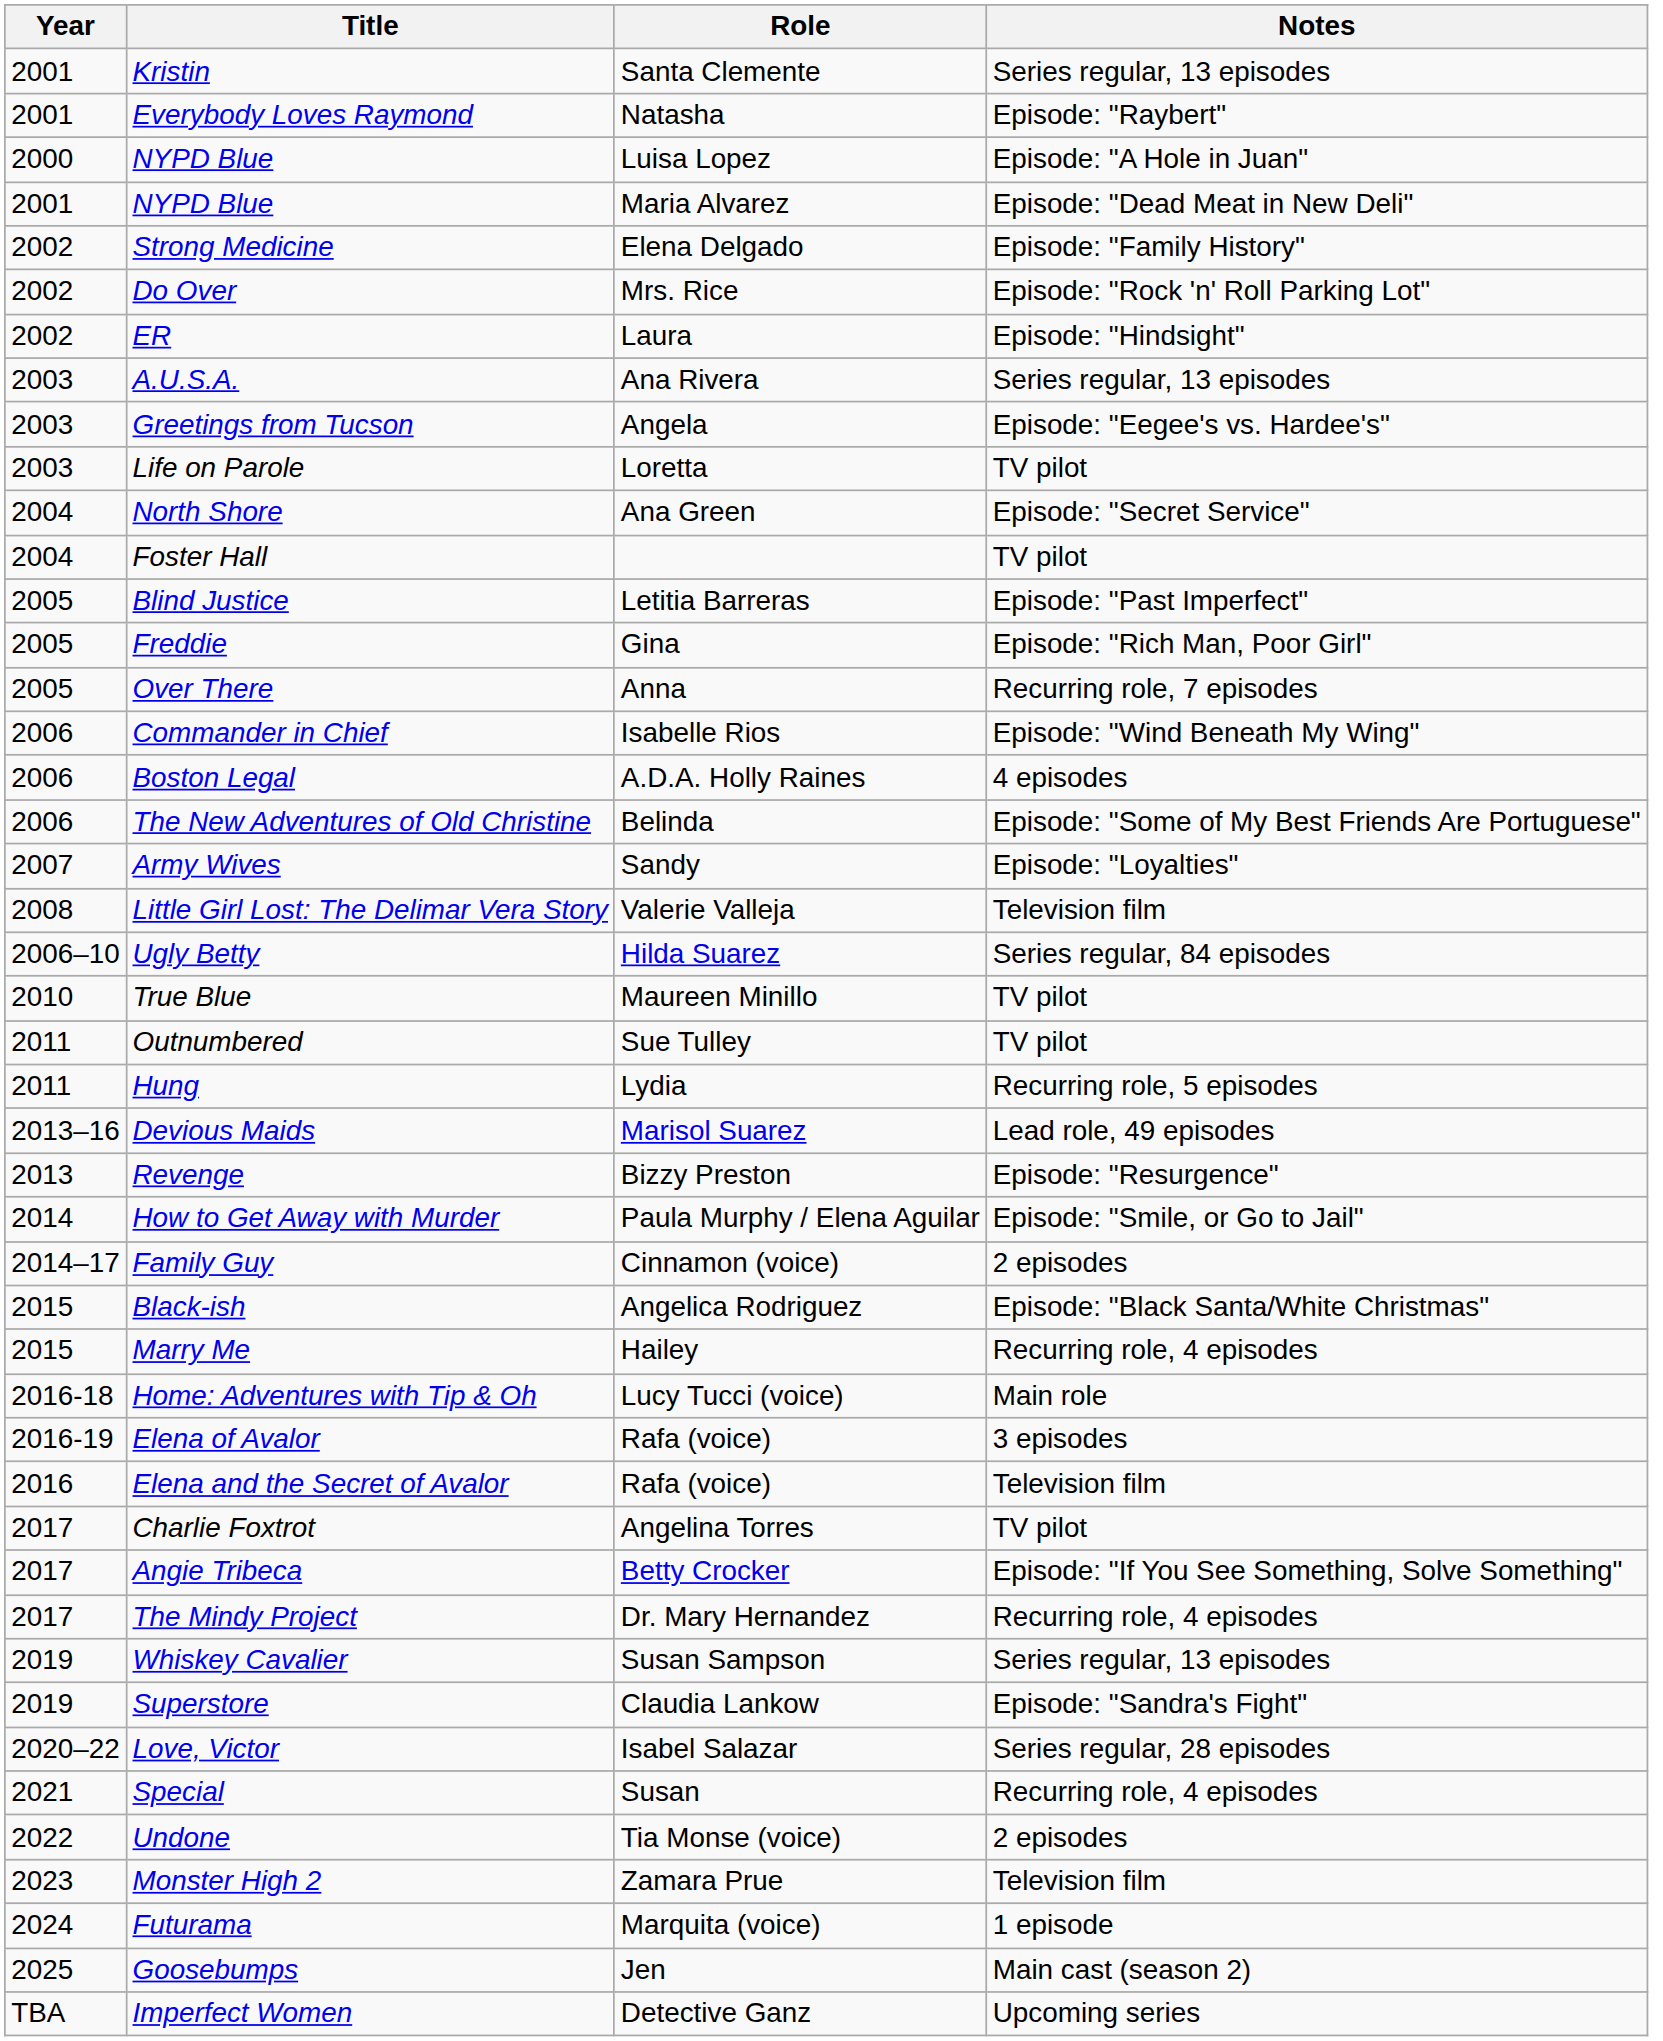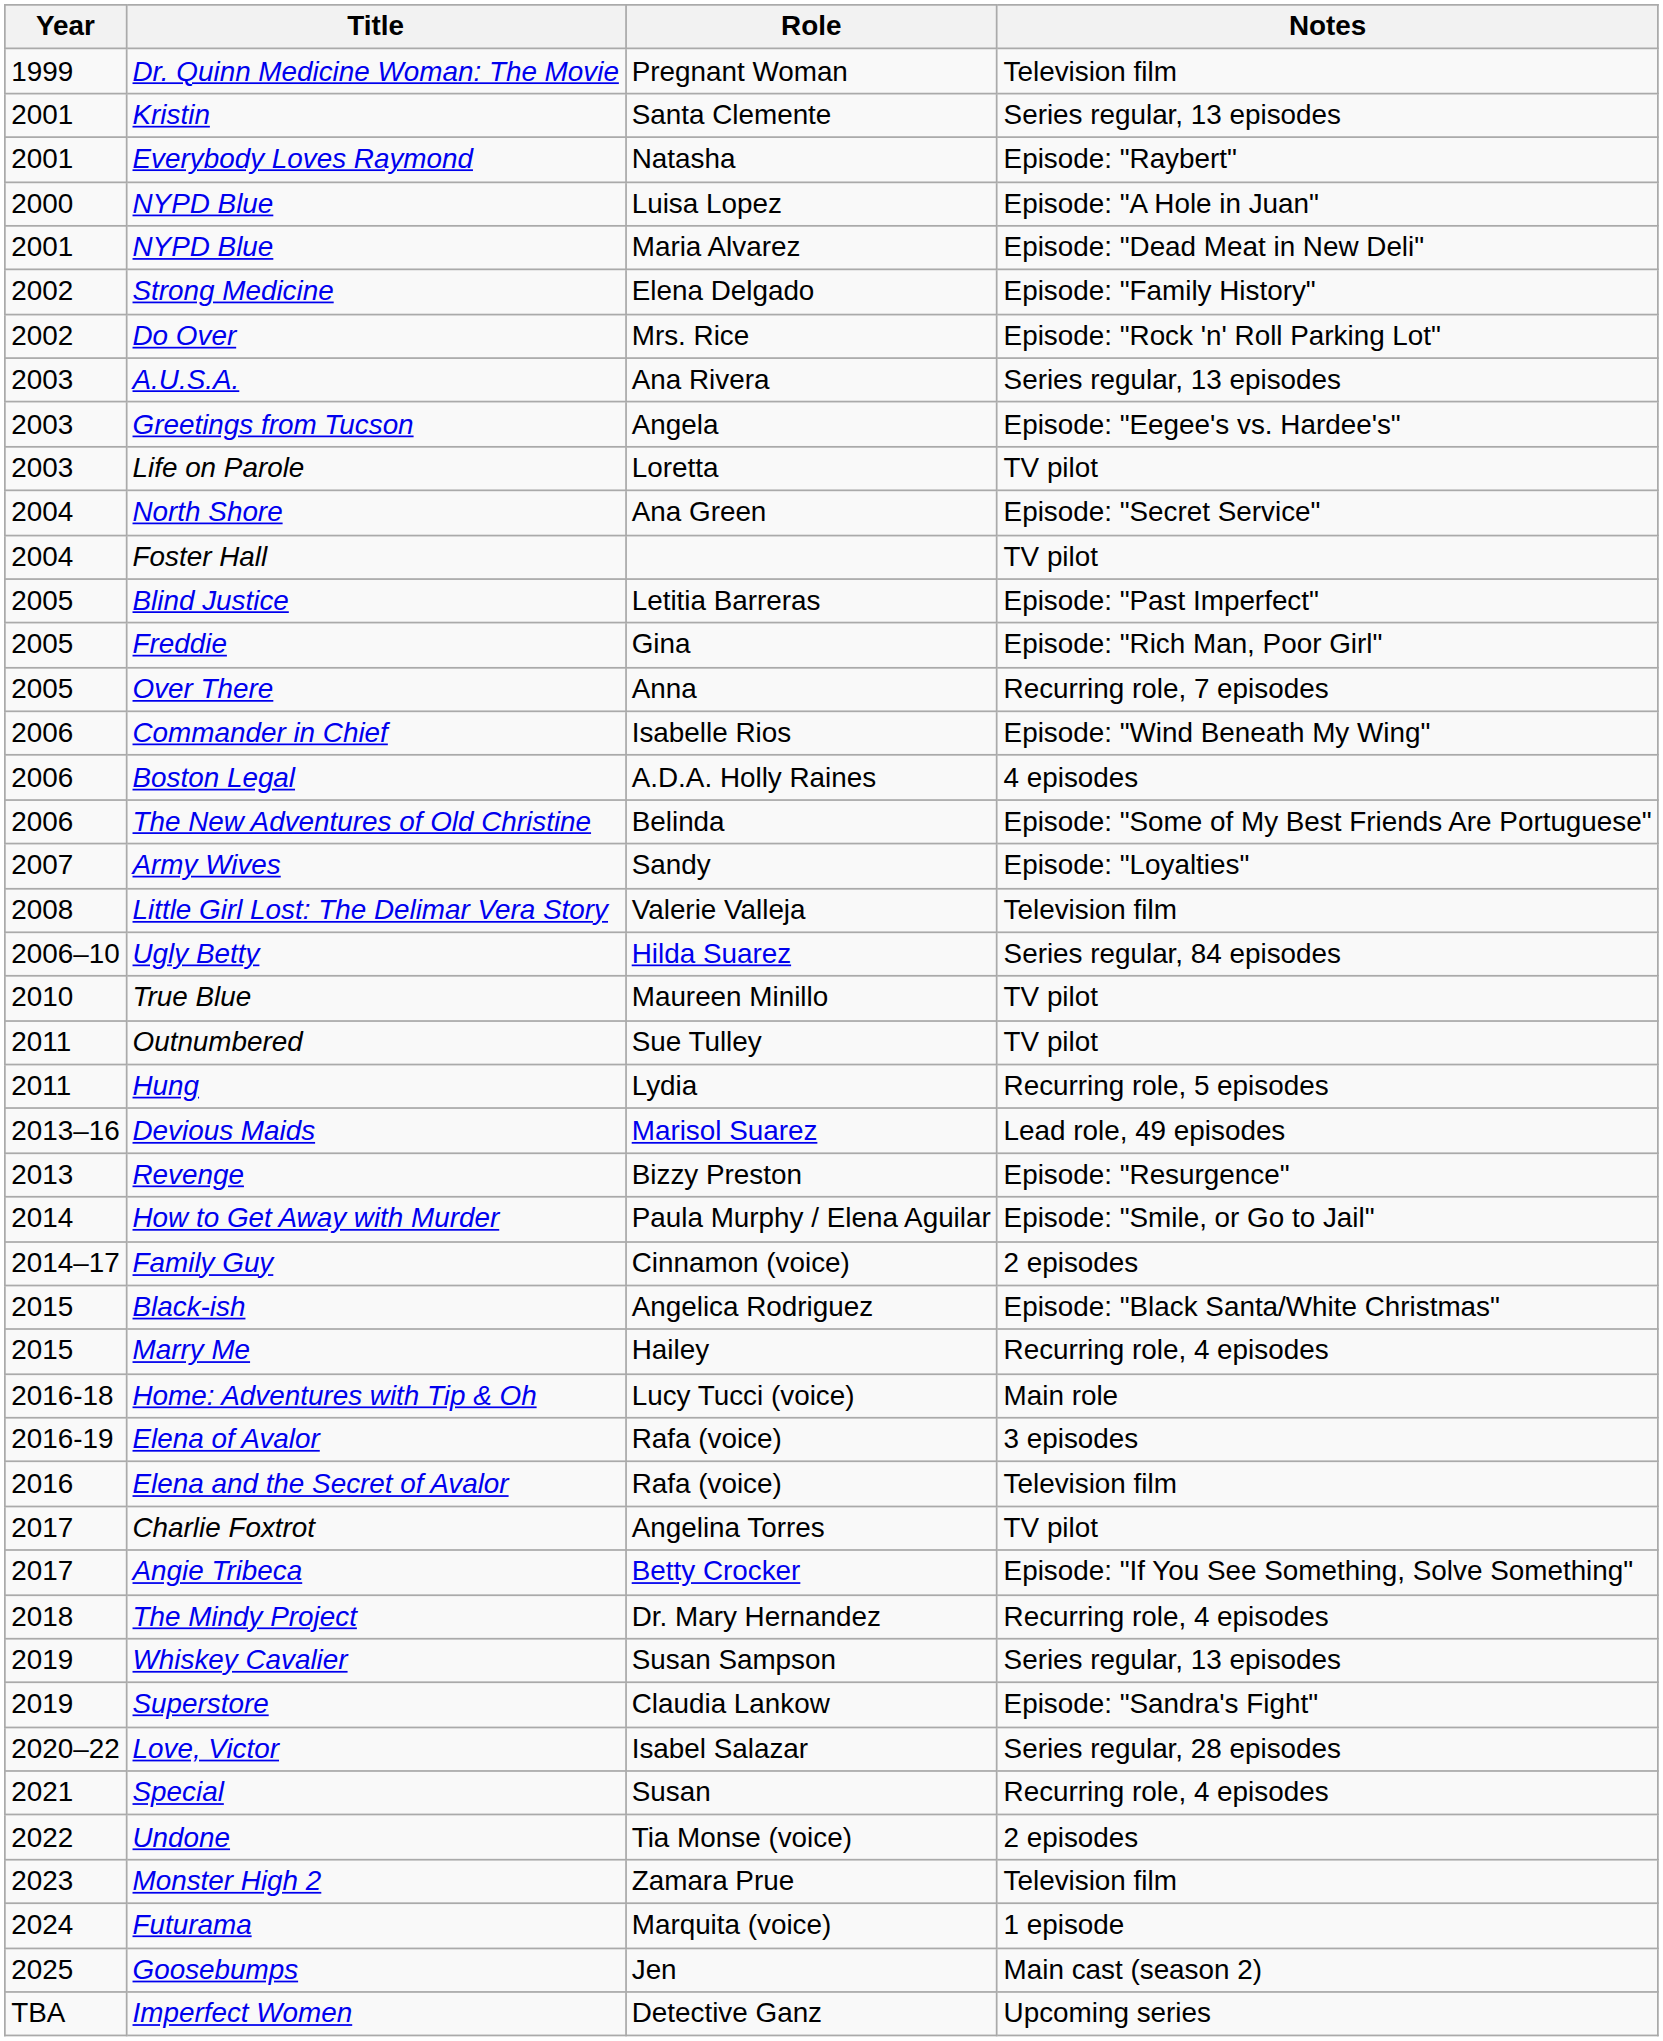+ row: (376, 70)
- row: (152, 335)
(42, 1616) 2017 -> (42, 1616) 2018
